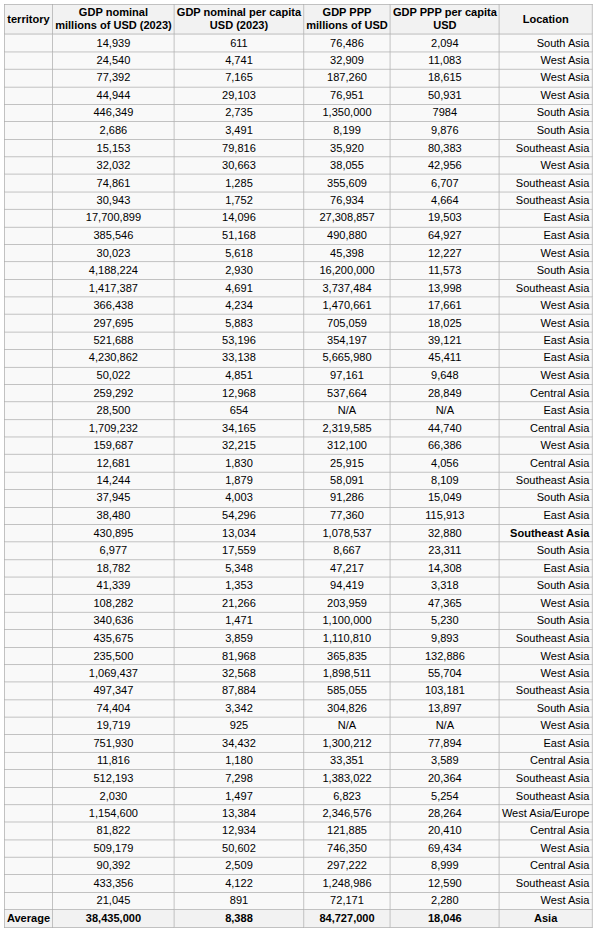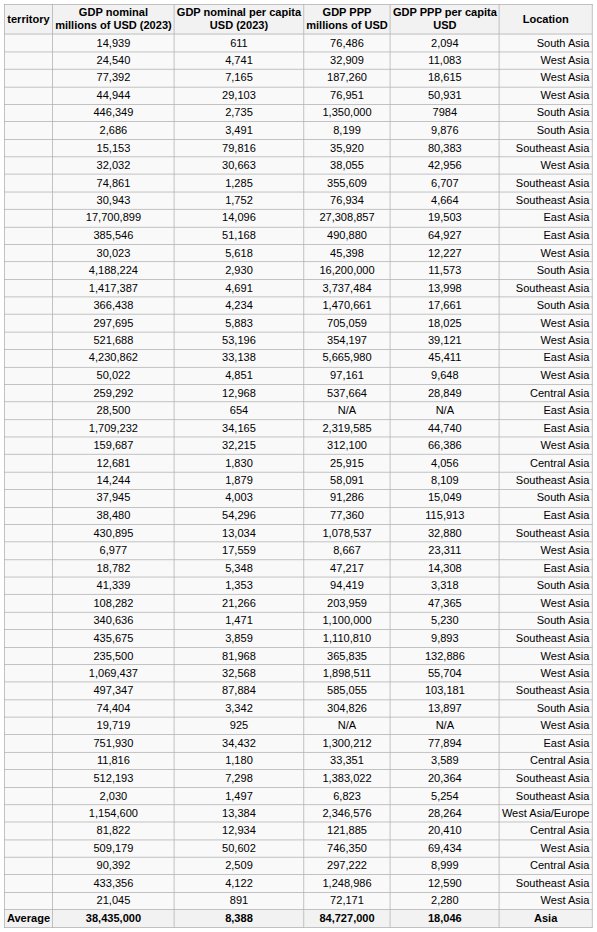(565, 305) West Asia -> (563, 305) South Asia
(566, 340) East Asia -> (565, 340) West Asia
(560, 428) Central Asia -> (566, 428) East Asia
(550, 533) bold -> (553, 533) normal
(563, 550) South Asia -> (565, 550) West Asia
